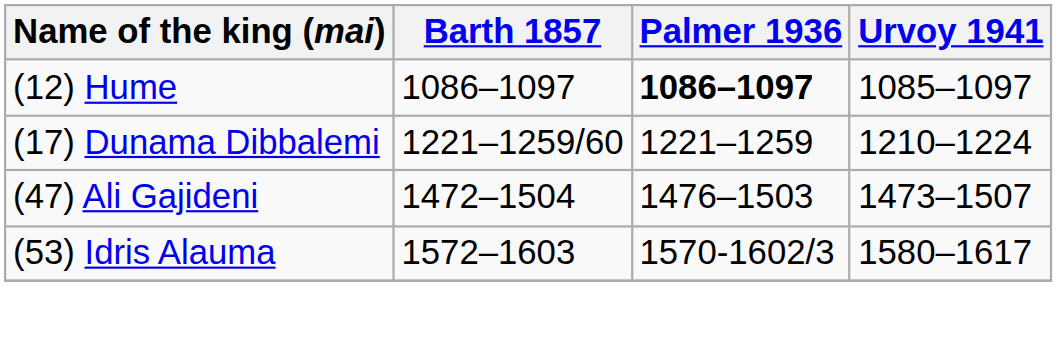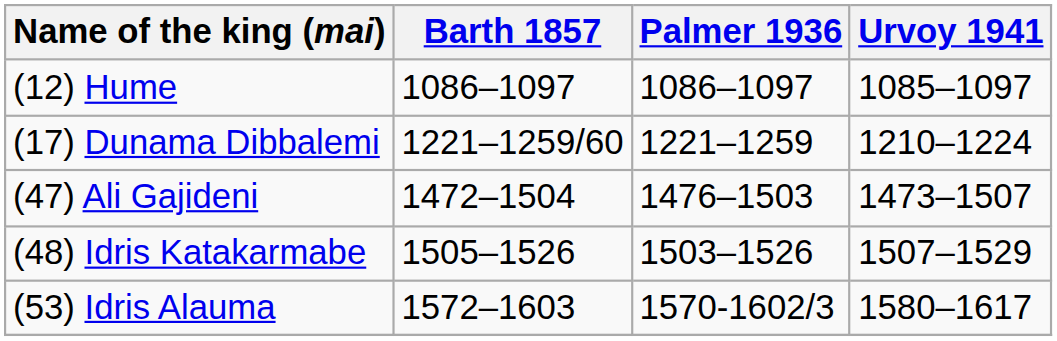(726, 87) bold -> (726, 87) normal
+ row: (190, 252)
